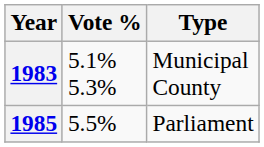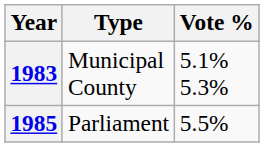columns swapped: (105, 23) <-> (203, 23)
